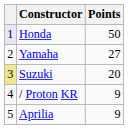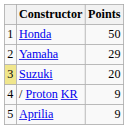(10, 34) lavender background -> (10, 34) no background
(114, 54) 27 -> (114, 54) 29
